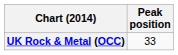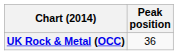(150, 41) 33 -> (150, 41) 36
